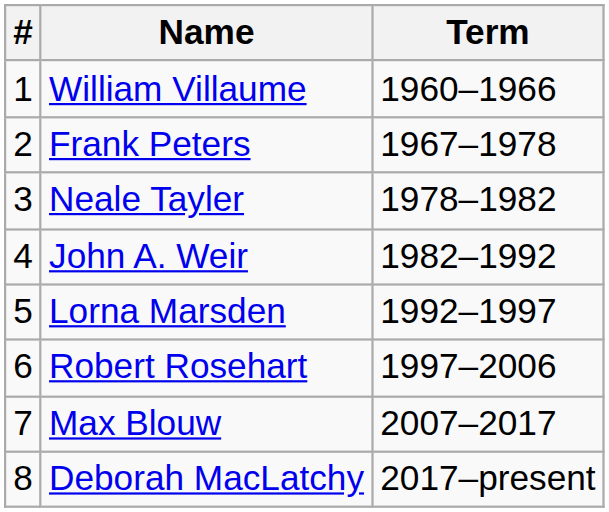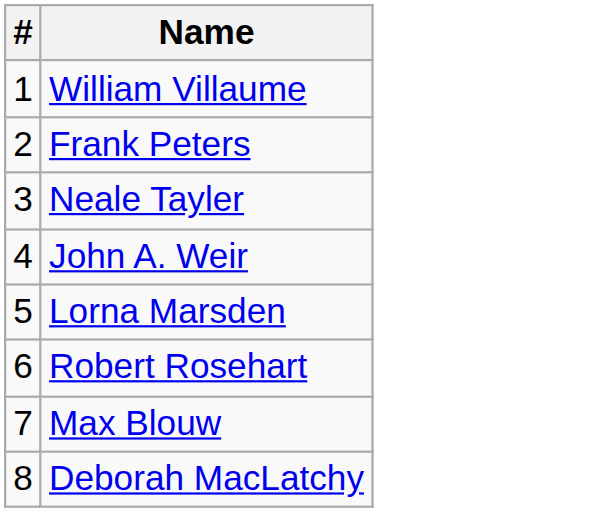- column: (488, 32)
